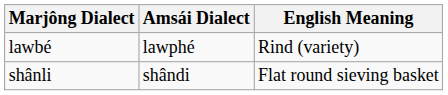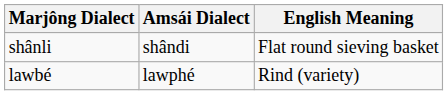rows swapped: (30, 75) <-> (30, 47)
